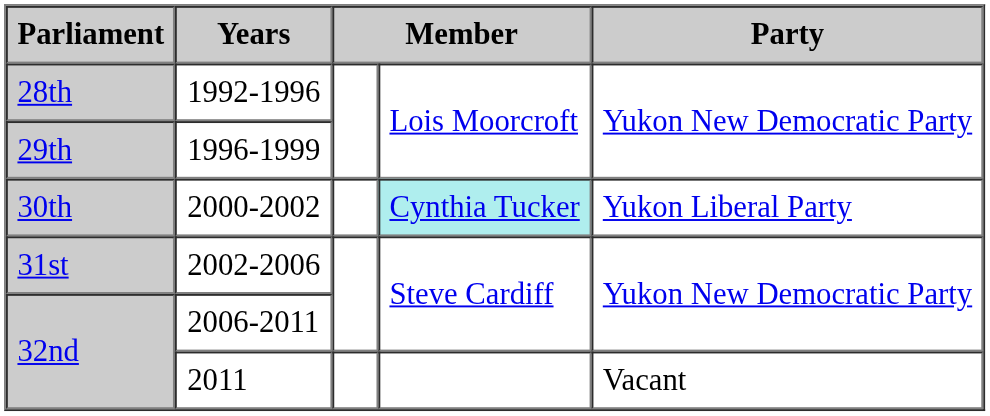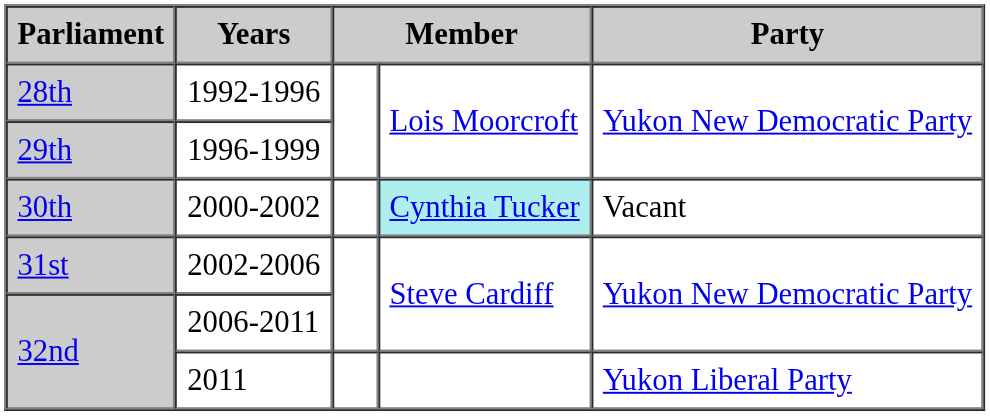(727, 207) Yukon Liberal Party -> (645, 207) Vacant
(645, 379) Vacant -> (727, 379) Yukon Liberal Party
